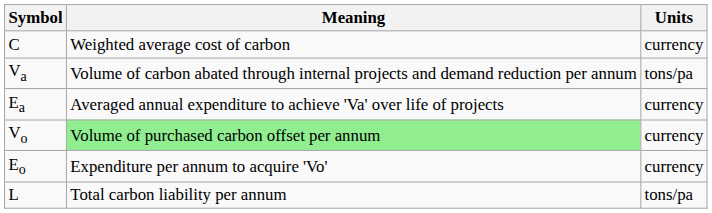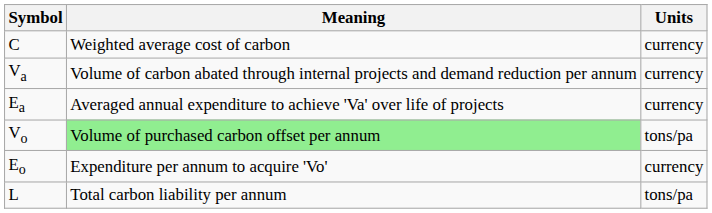(669, 73) tons/pa -> (674, 73) currency
(674, 135) currency -> (669, 135) tons/pa
